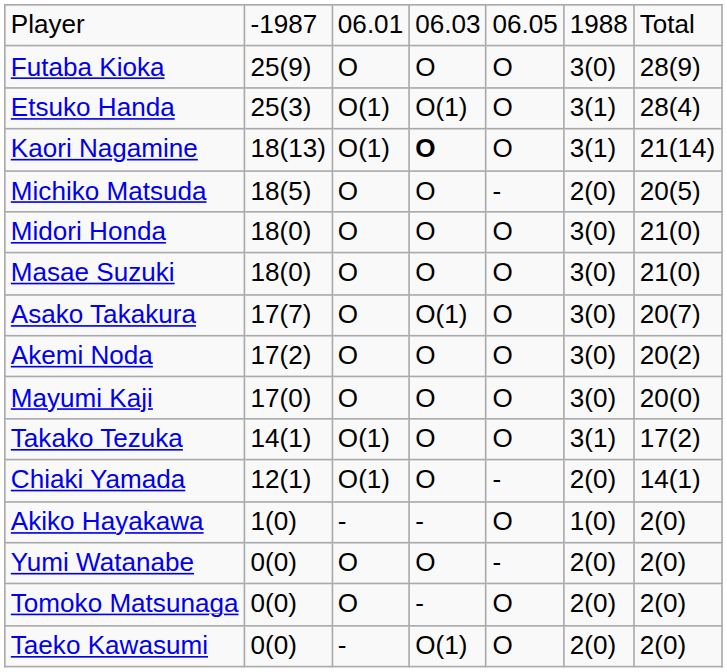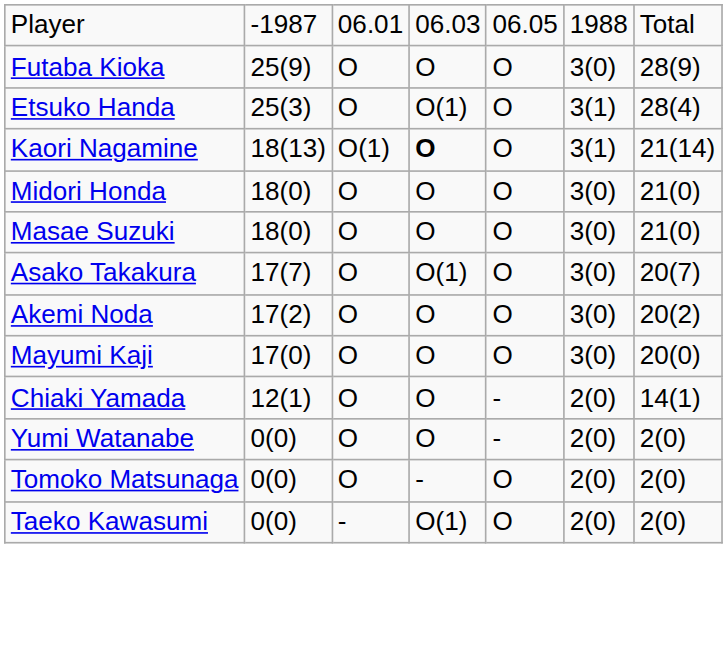(364, 107) O(1) -> (348, 107) O
- row: (109, 190)
- row: (97, 438)
(364, 480) O(1) -> (348, 397) O
- row: (107, 521)
